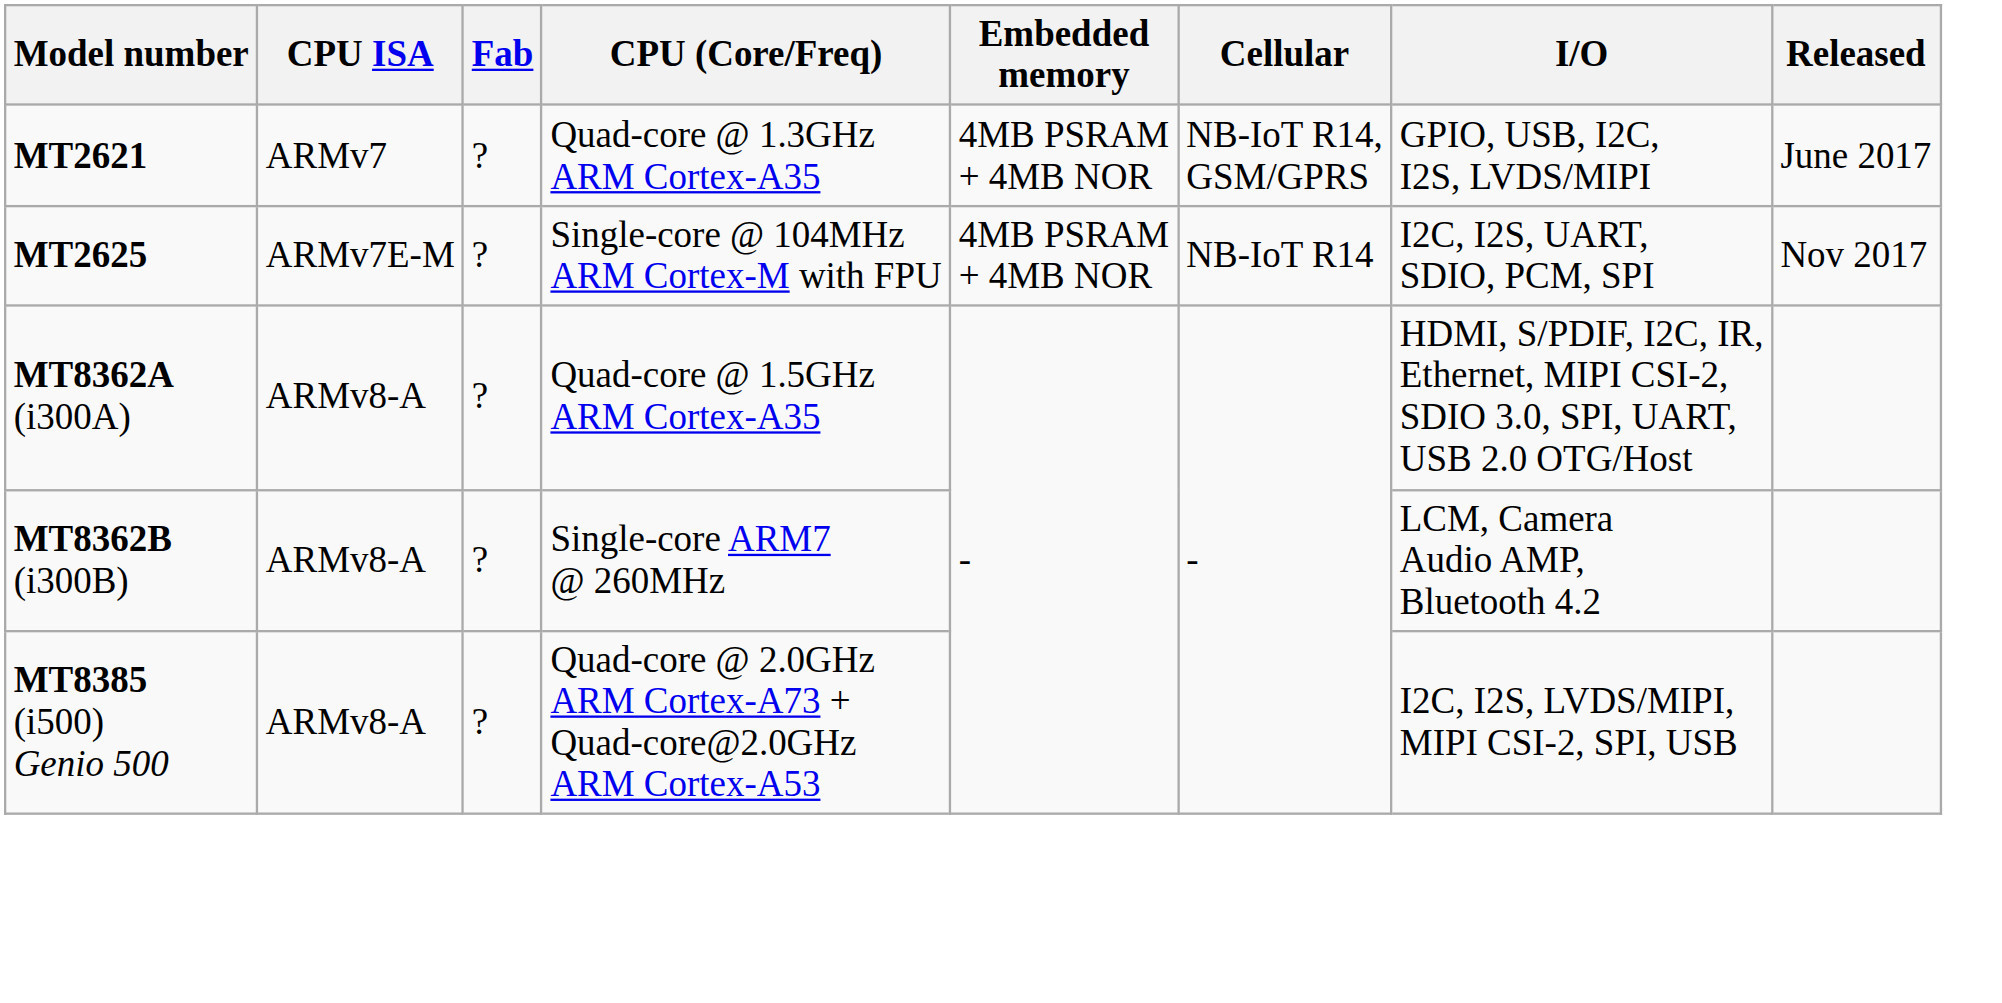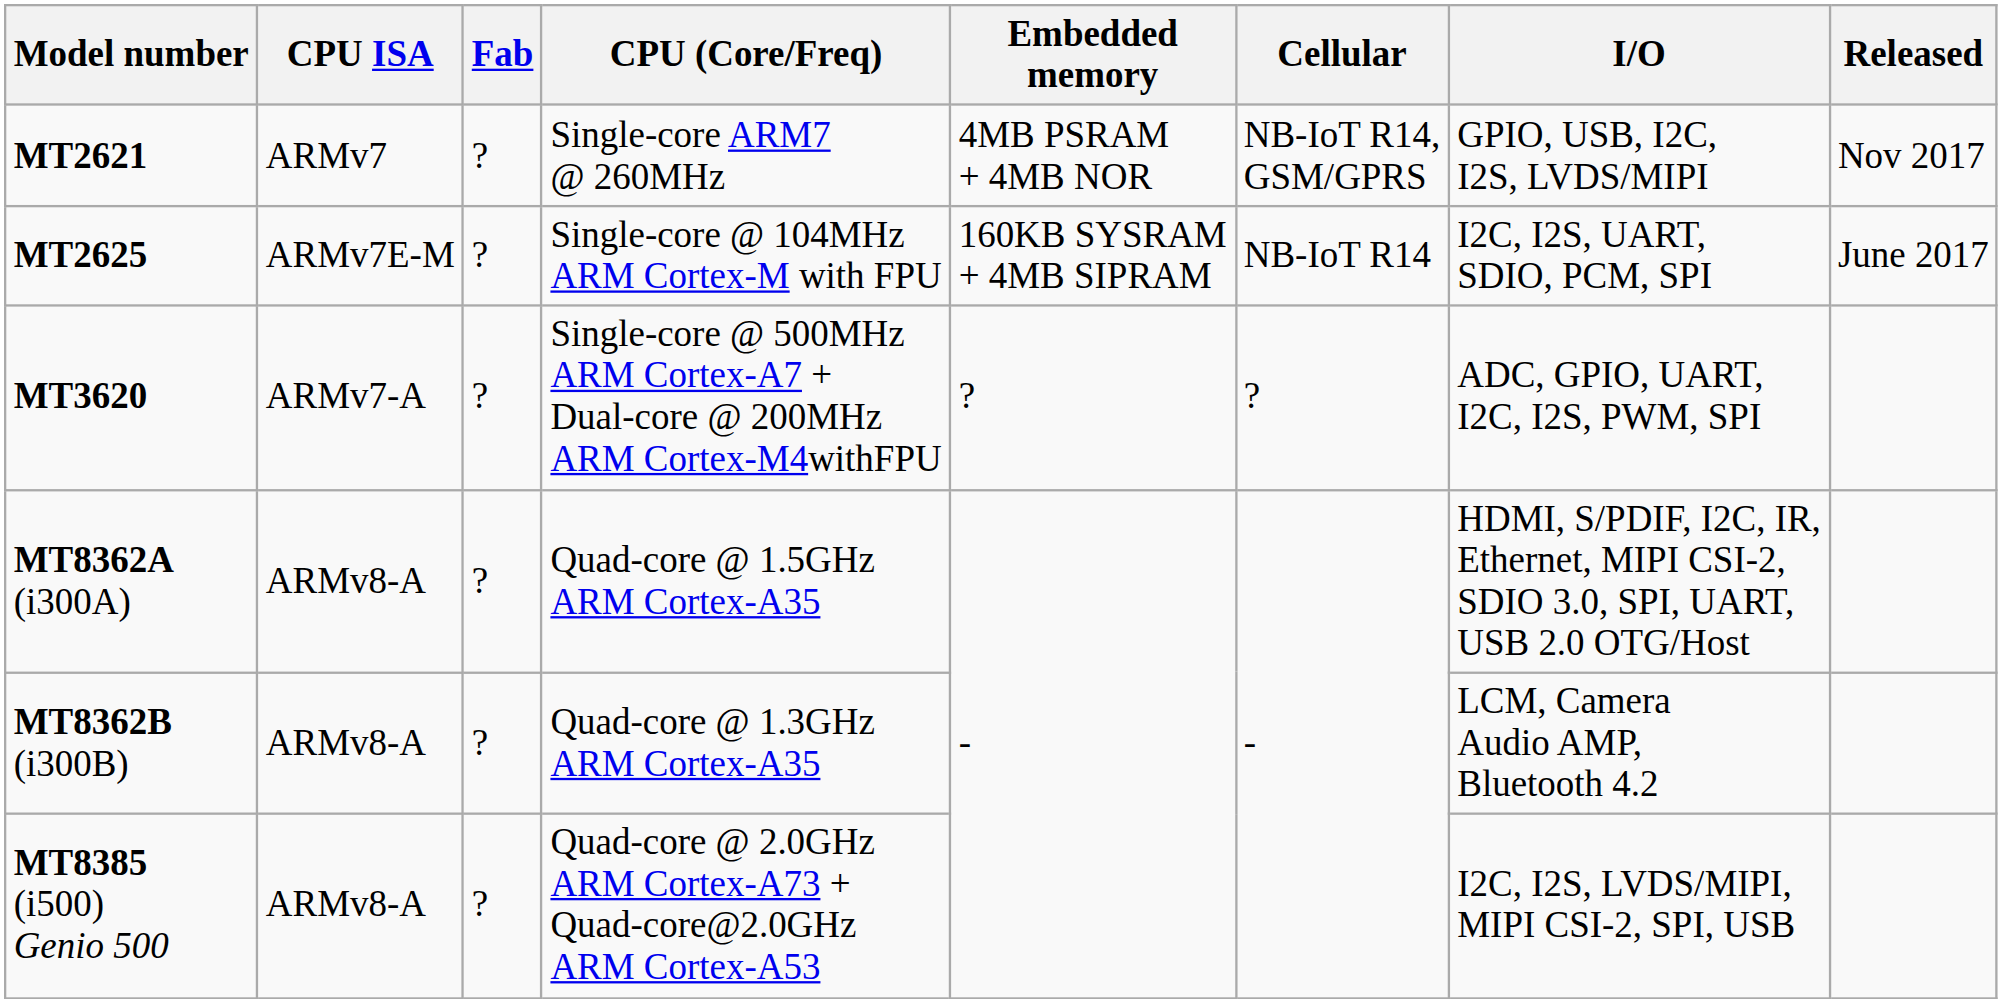(713, 154) Quad-core @ 1.3GHz ARM Cortex-A35 -> (691, 154) Single-core ARM7 @ 260MHz
(1856, 154) June 2017 -> (1911, 154) Nov 2017
(1064, 254) 4MB PSRAM + 4MB NOR -> (1093, 254) 160KB SYSRAM + 4MB SIPRAM
(1854, 254) Nov 2017 -> (1913, 254) June 2017
+ row: (80, 396)
(691, 559) Single-core ARM7 @ 260MHz -> (713, 742) Quad-core @ 1.3GHz ARM Cortex-A35
